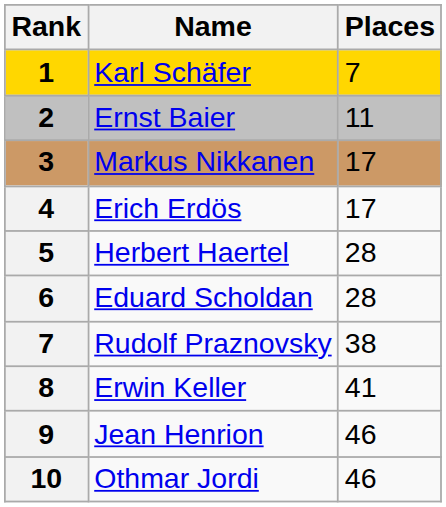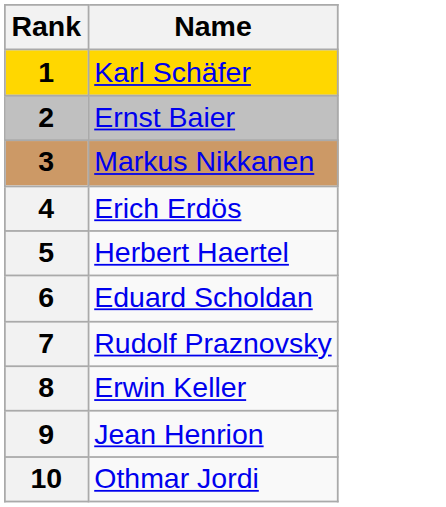- column: (390, 27)
